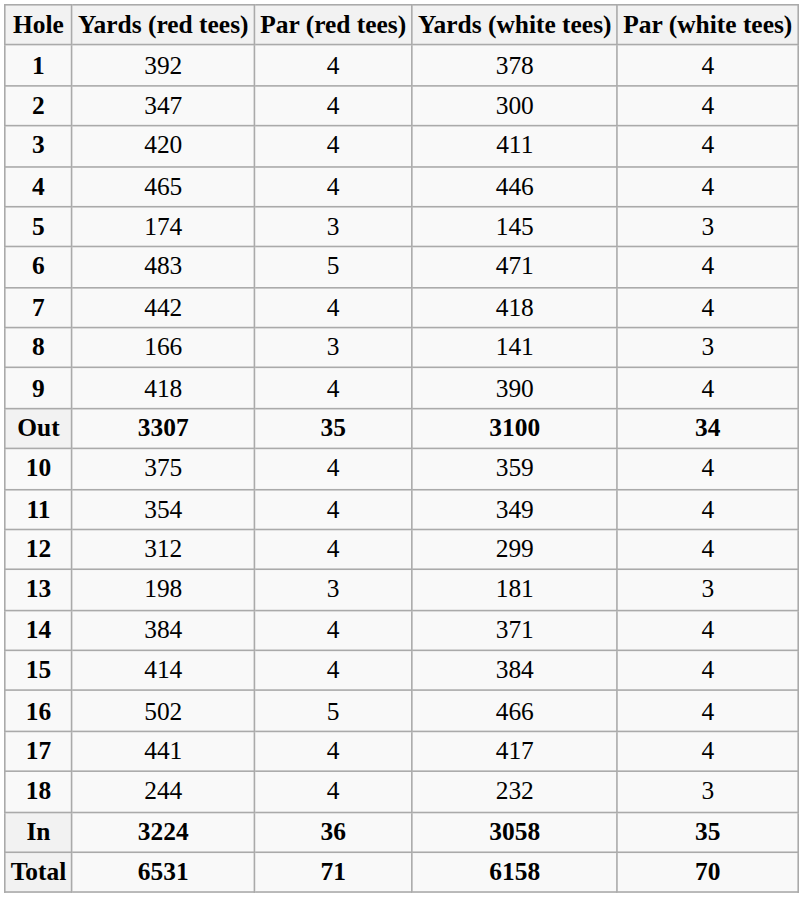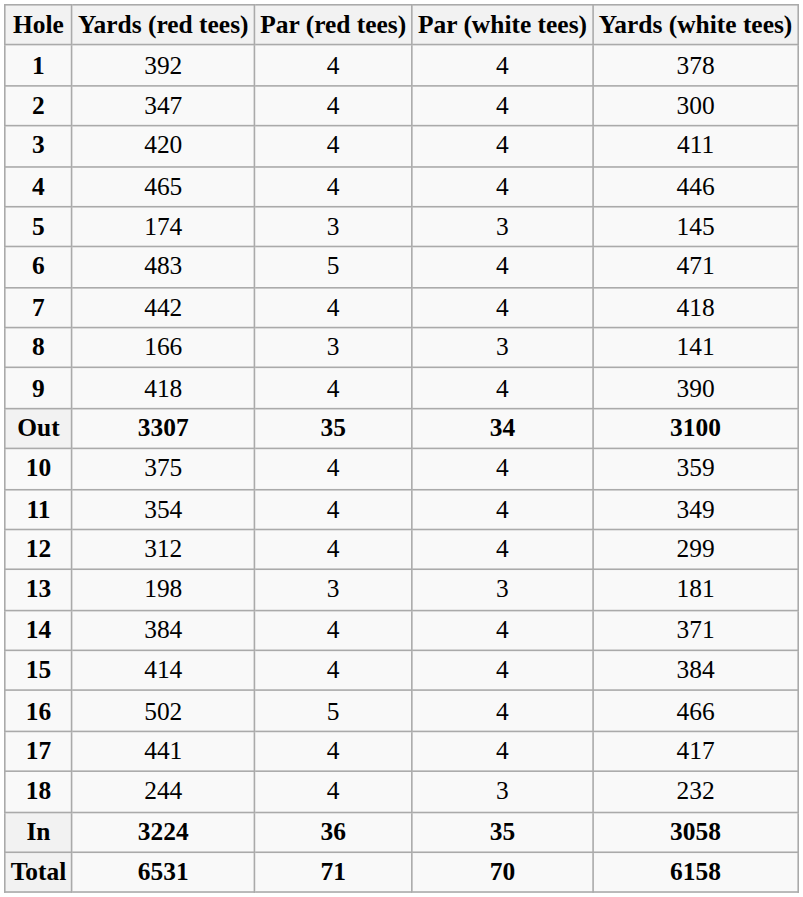columns swapped: (515, 24) <-> (708, 24)
